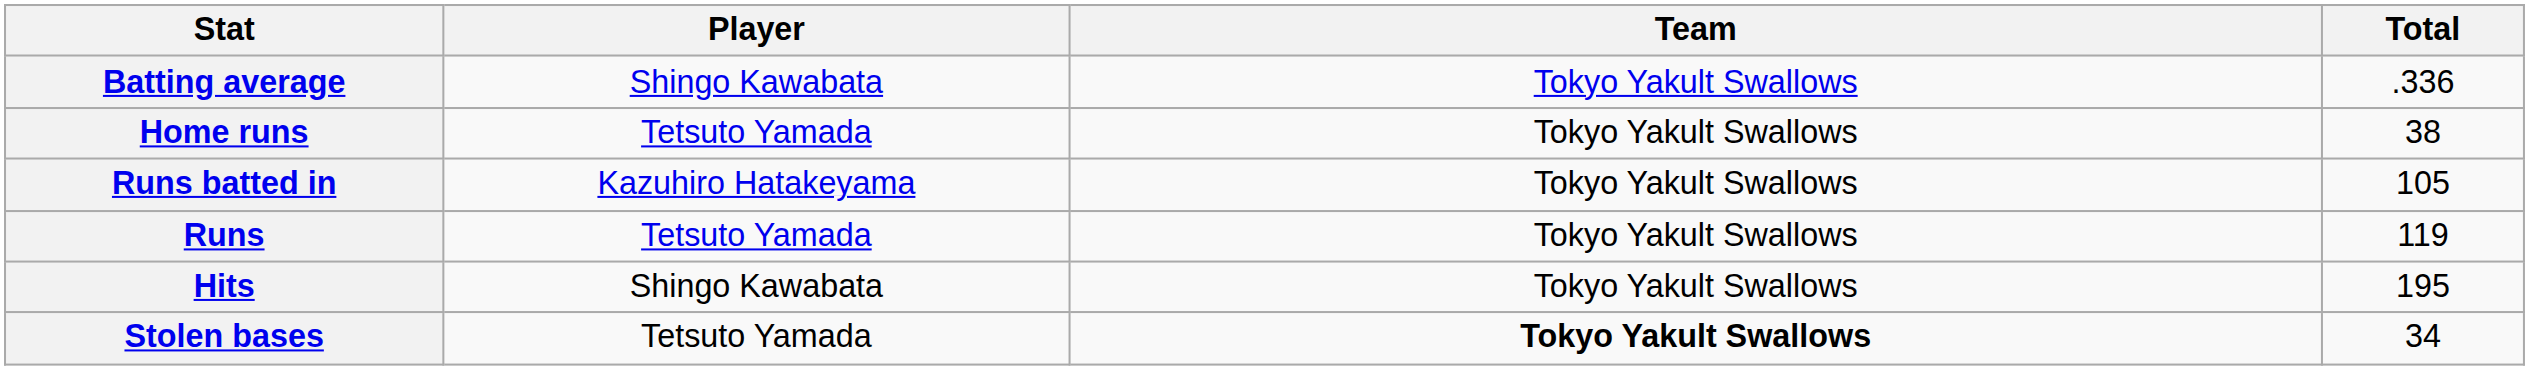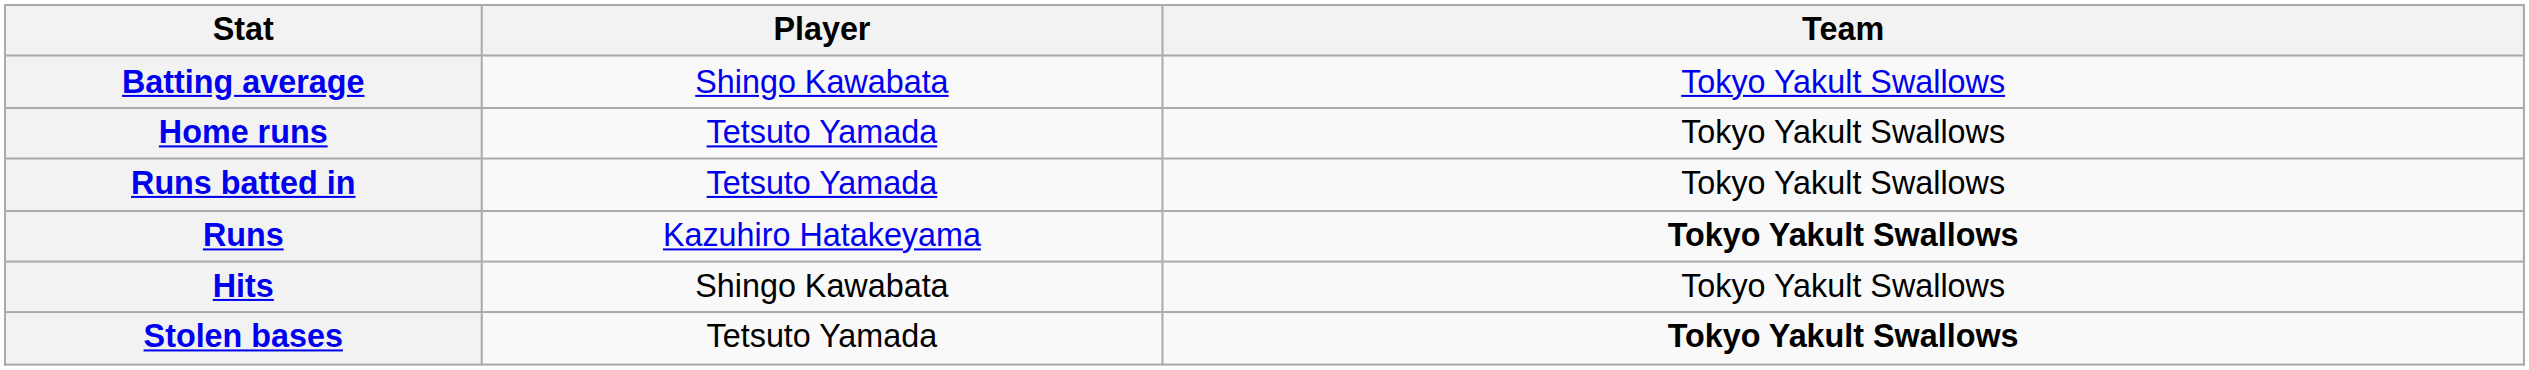- column: (2423, 30)
(756, 183) Kazuhiro Hatakeyama -> (822, 183) Tetsuto Yamada
(756, 235) Tetsuto Yamada -> (822, 235) Kazuhiro Hatakeyama
(1696, 235) normal -> (1843, 235) bold
